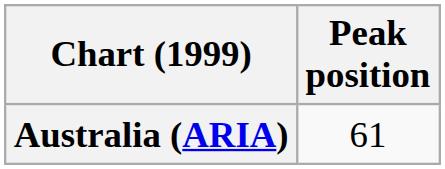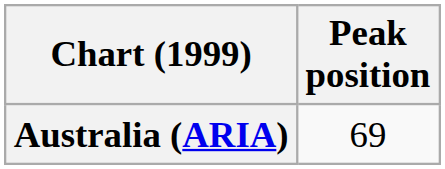(368, 133) 61 -> (368, 133) 69
